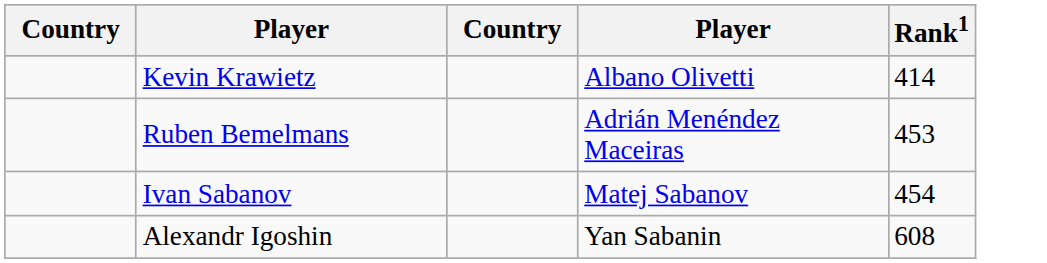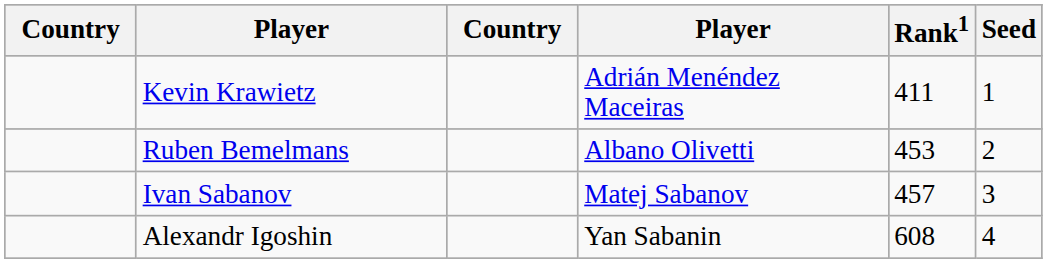+ column: (1009, 29)
(669, 76) Albano Olivetti -> (682, 91) Adrián Menéndez Maceiras
(915, 76) 414 -> (914, 91) 411
(682, 135) Adrián Menéndez Maceiras -> (669, 150) Albano Olivetti
(915, 193) 454 -> (915, 193) 457
